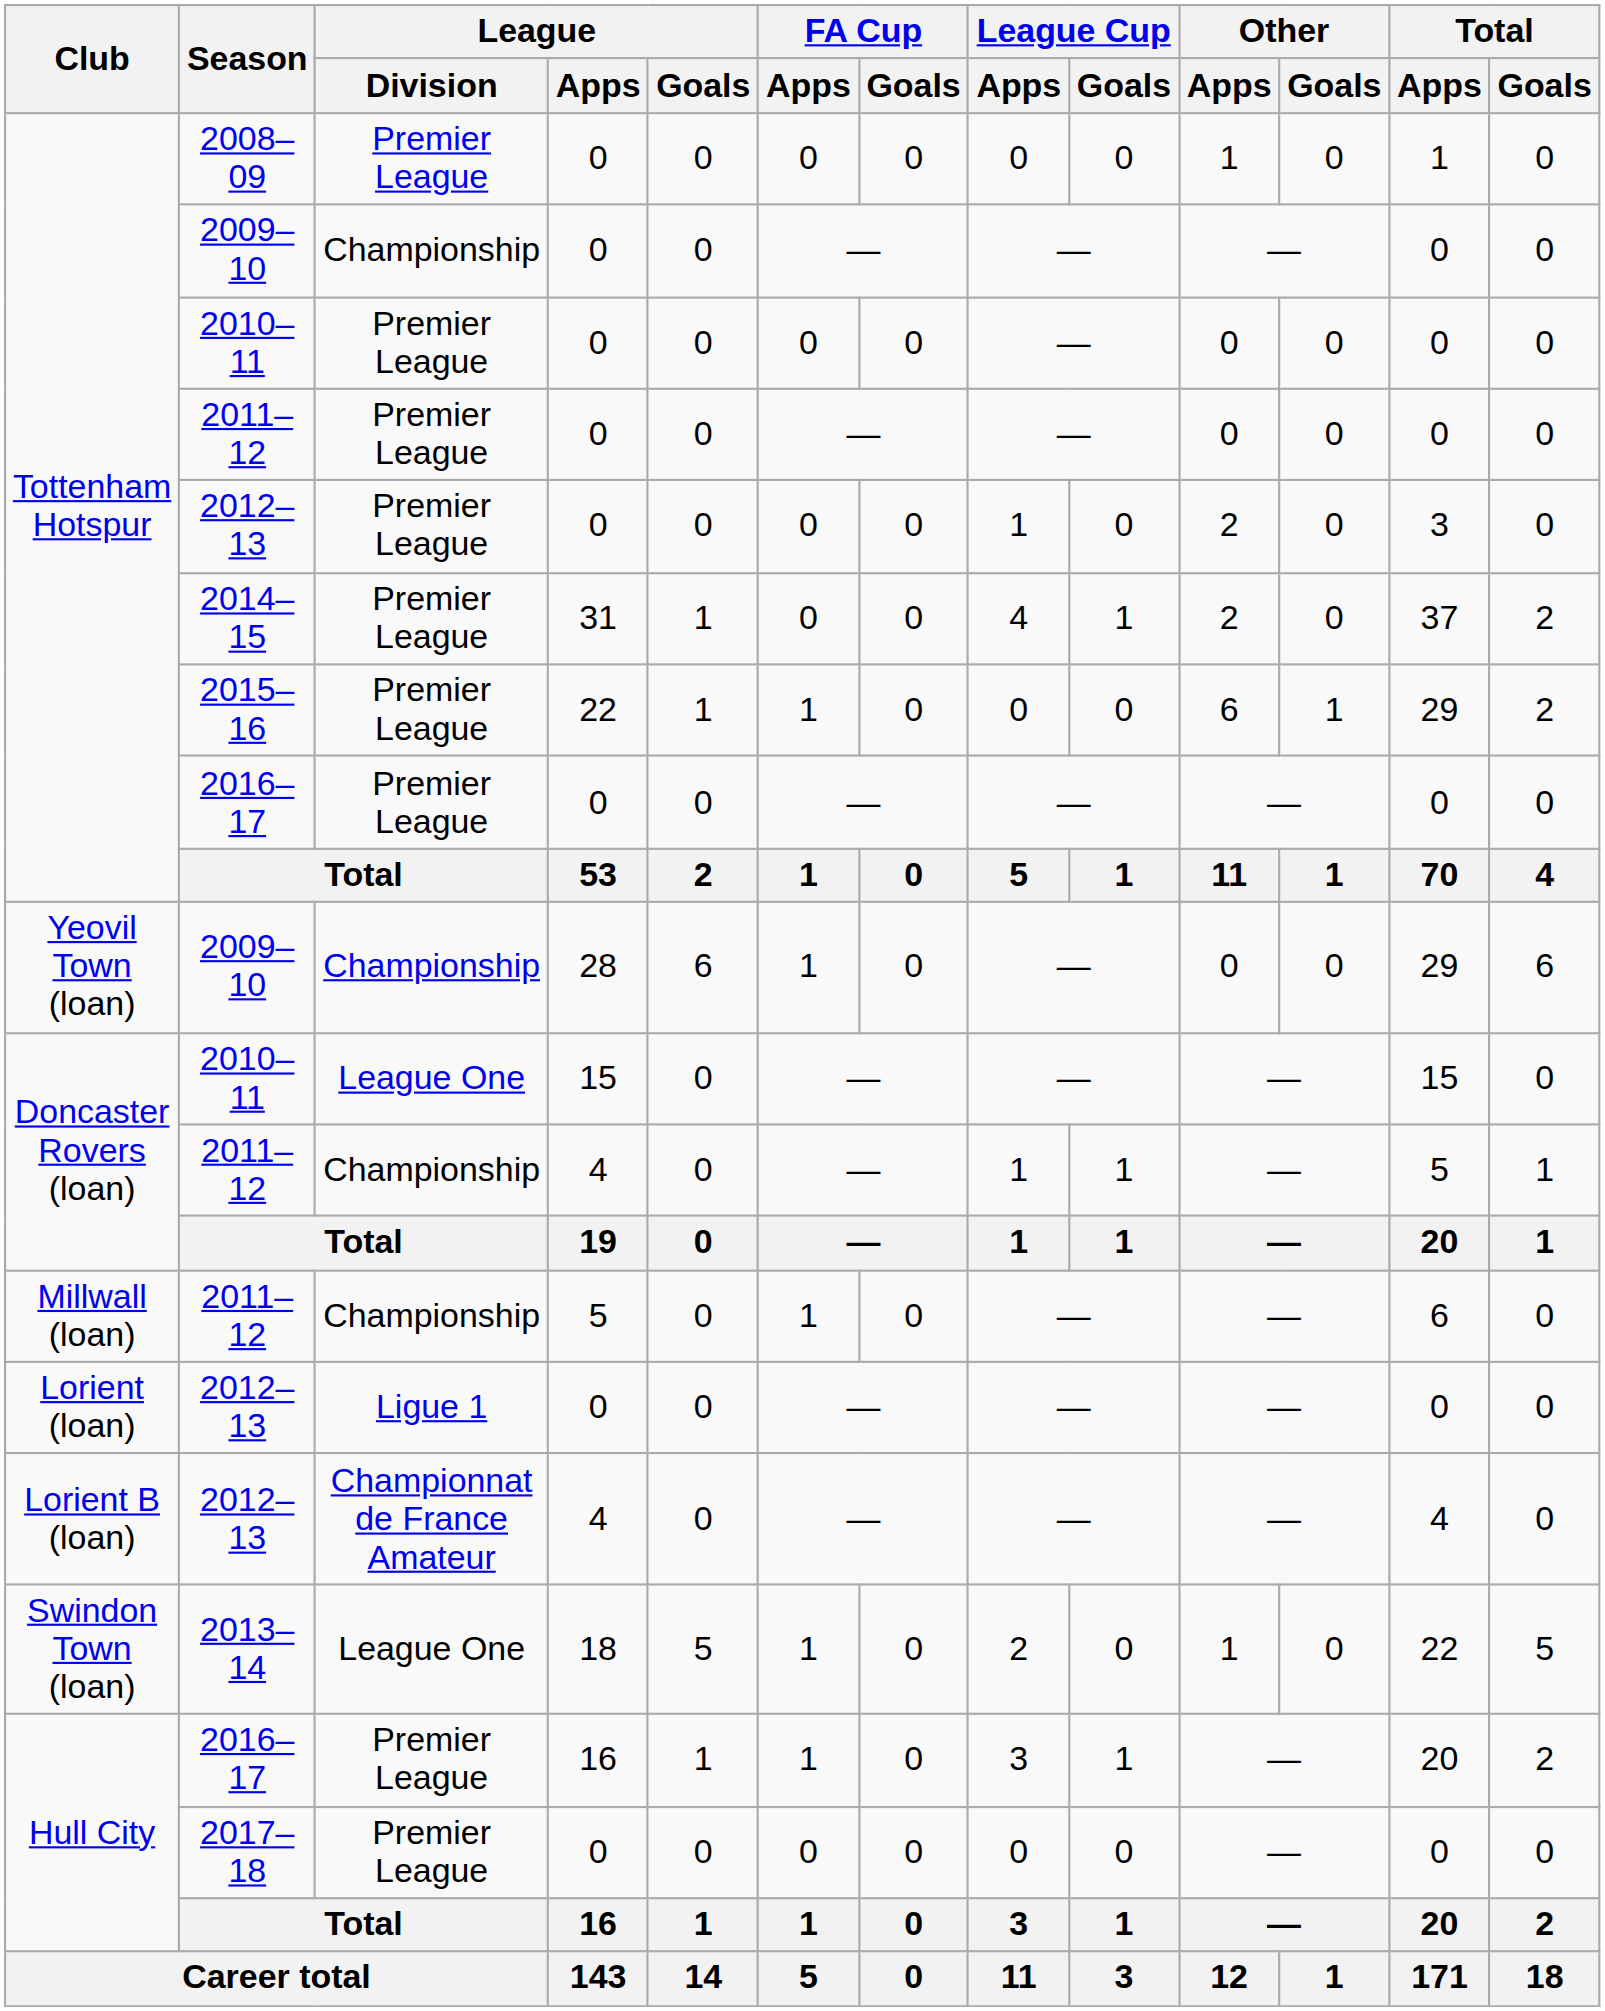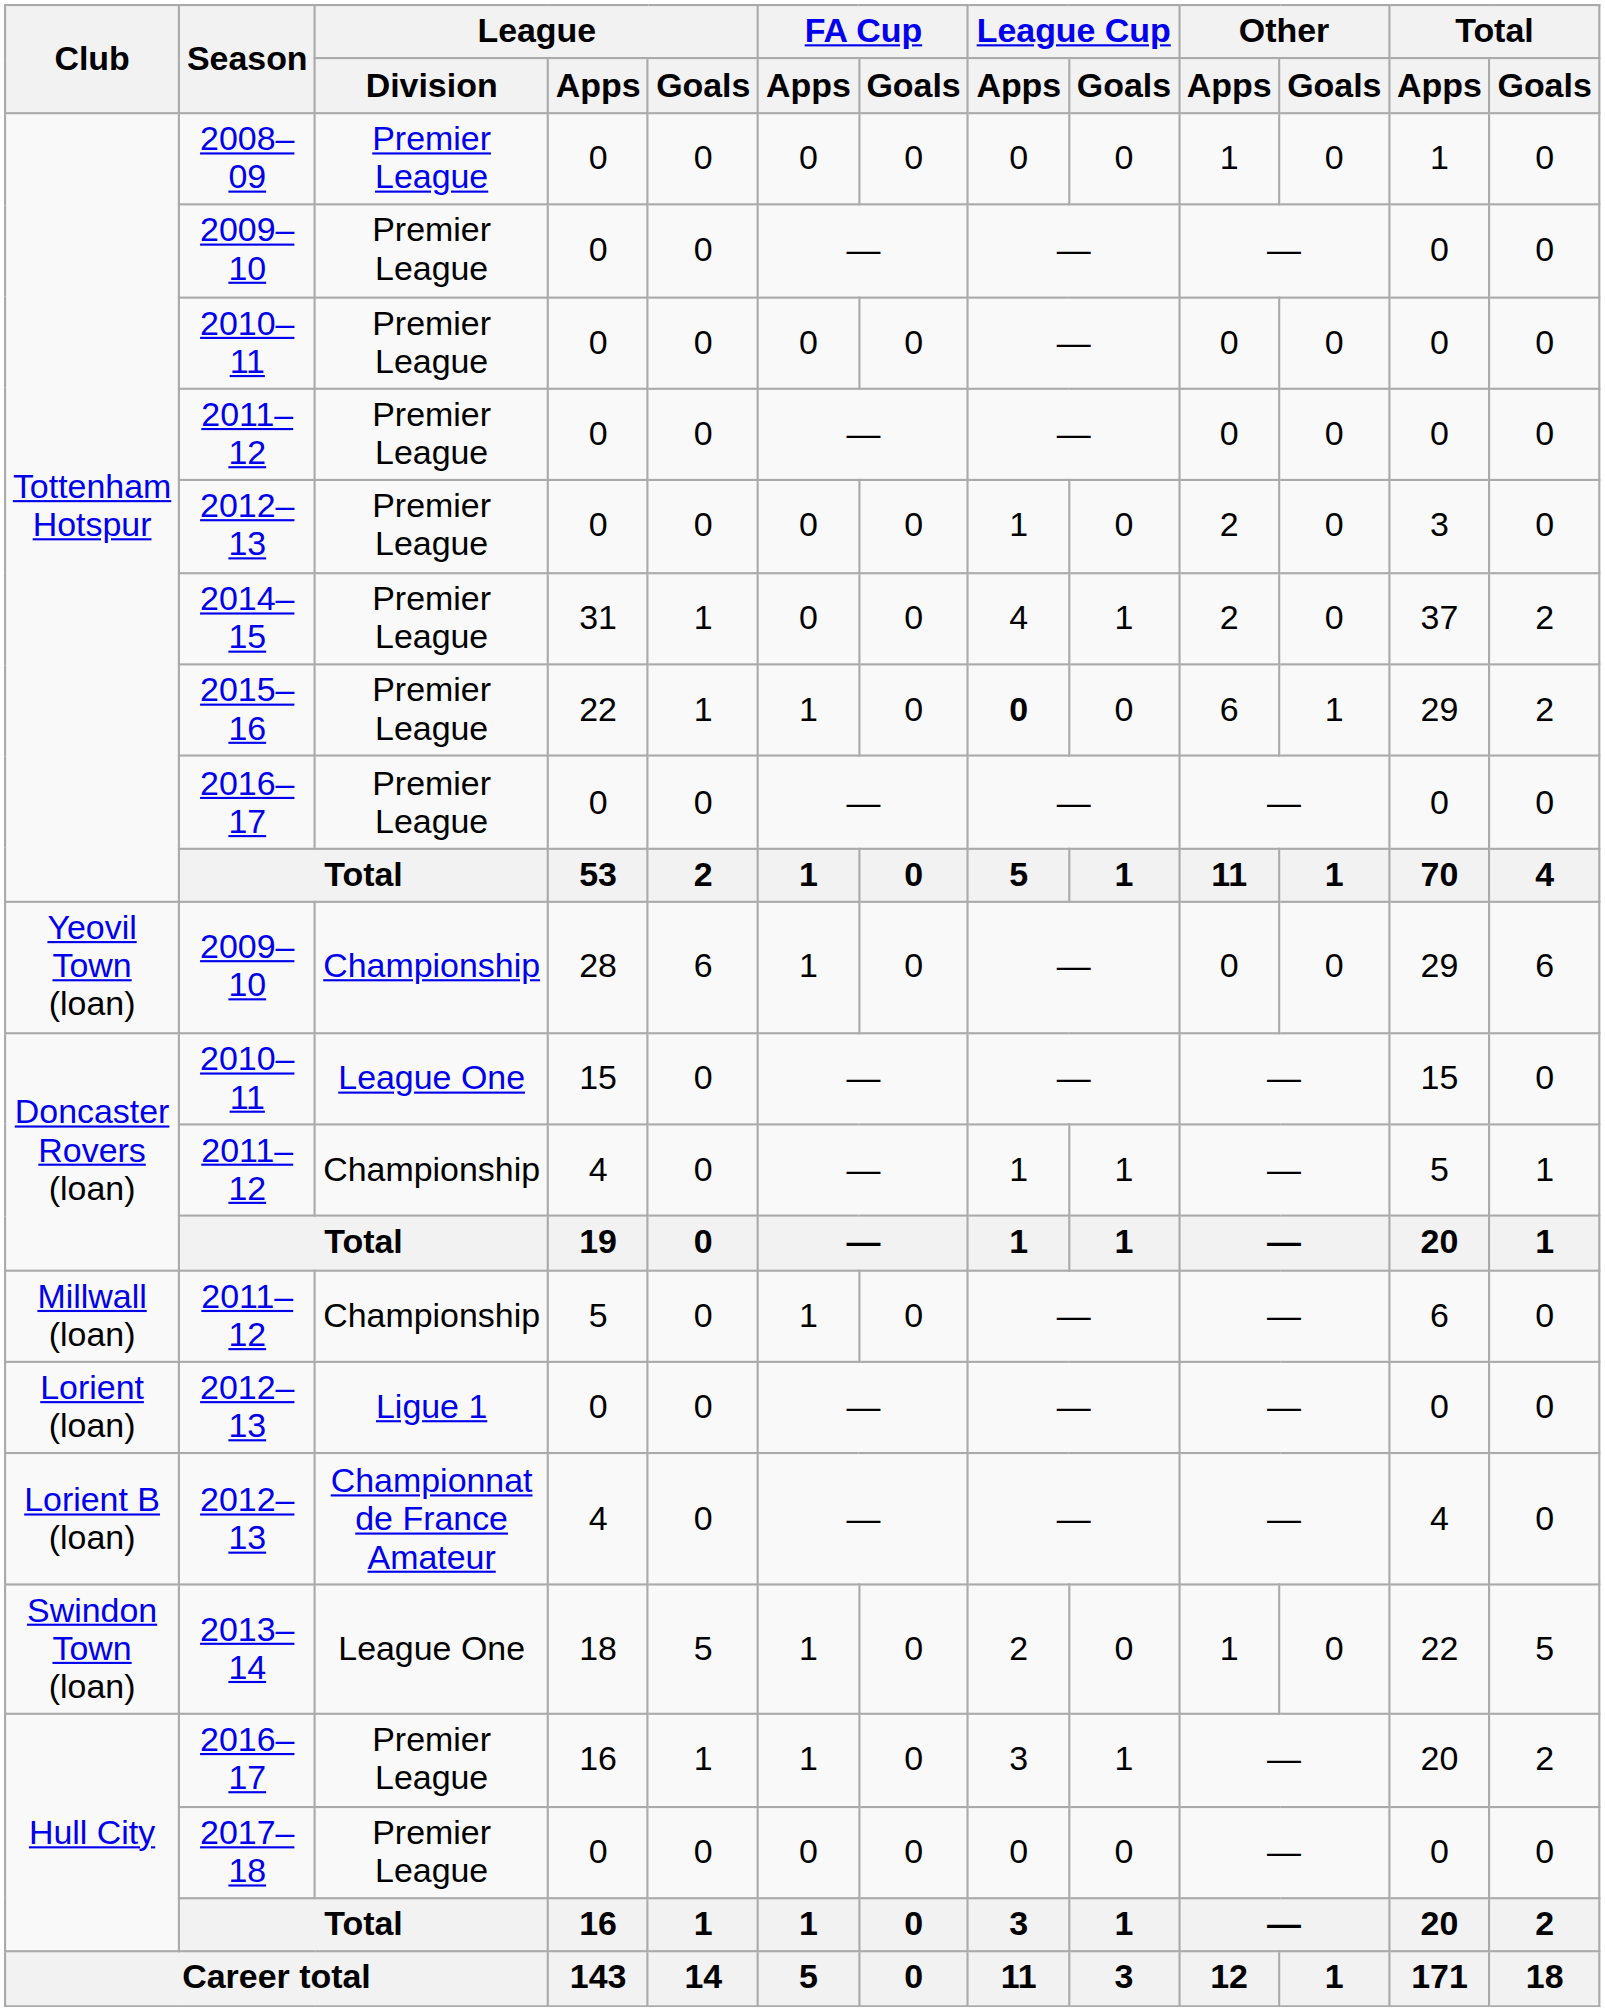(432, 250) Championship -> (432, 250) Premier League
(1019, 709) normal -> (1019, 709) bold
